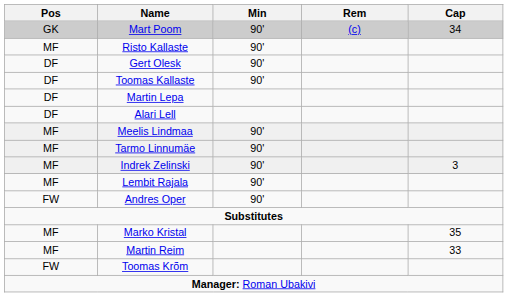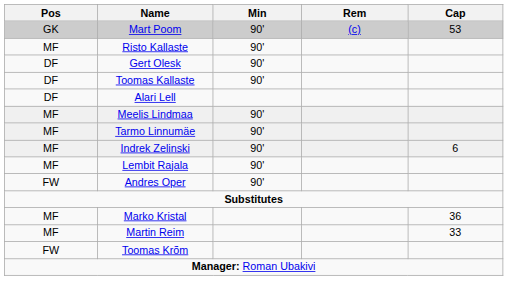(455, 29) 34 -> (455, 29) 53
- row: (155, 97)
(455, 165) 3 -> (455, 148) 6
(455, 233) 35 -> (455, 216) 36
